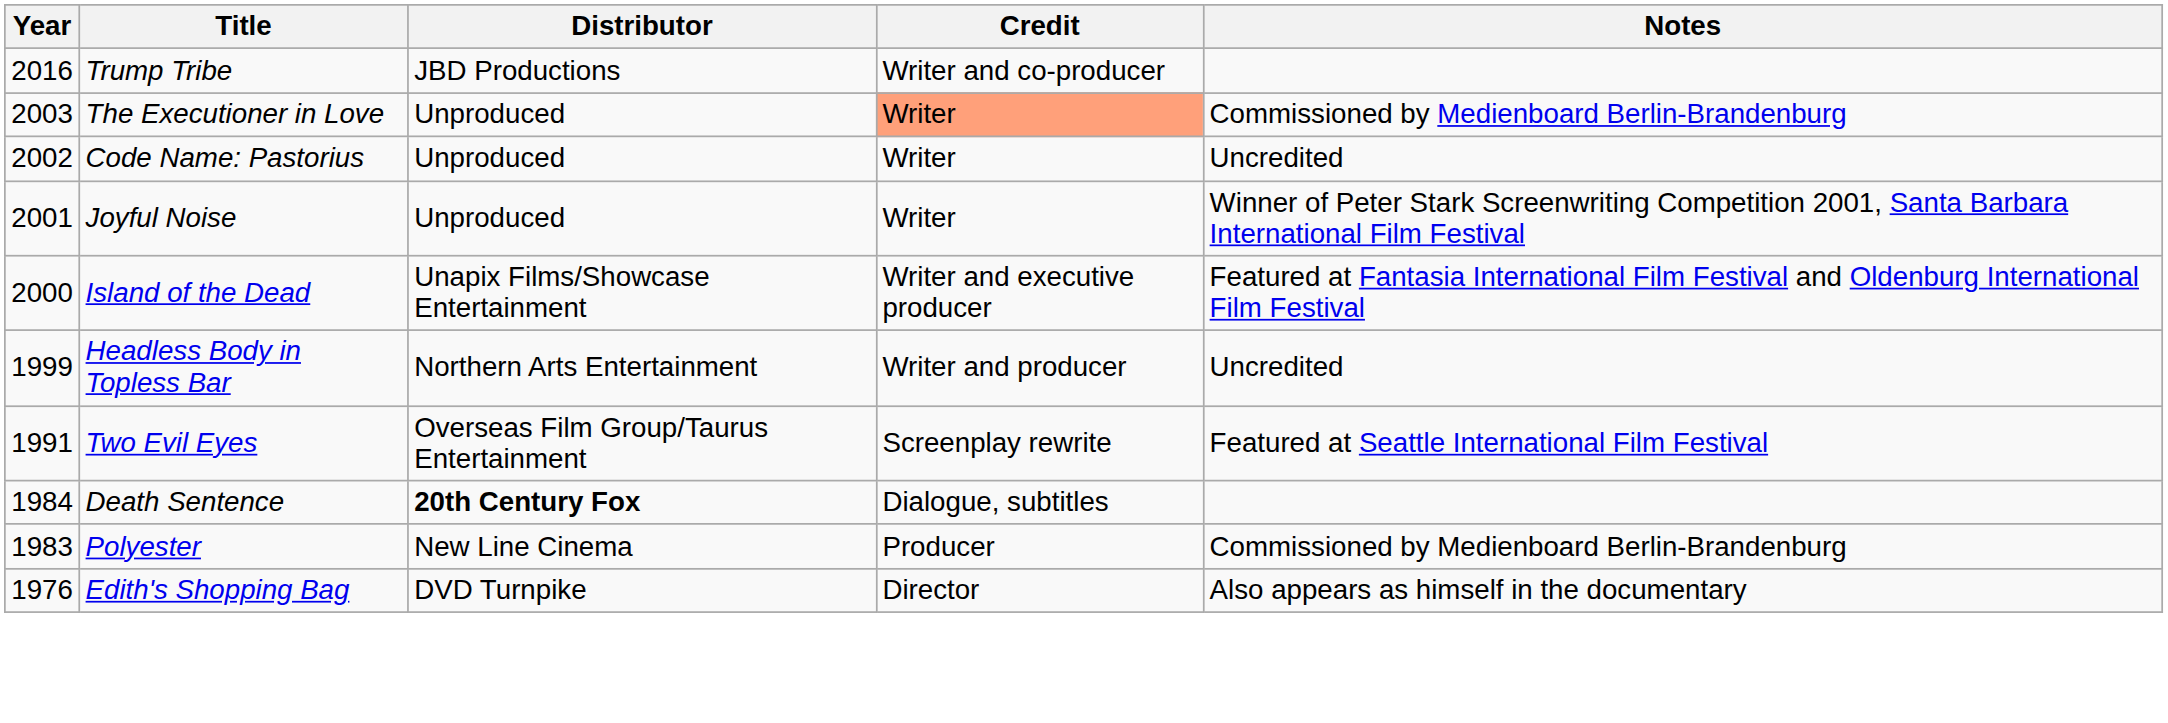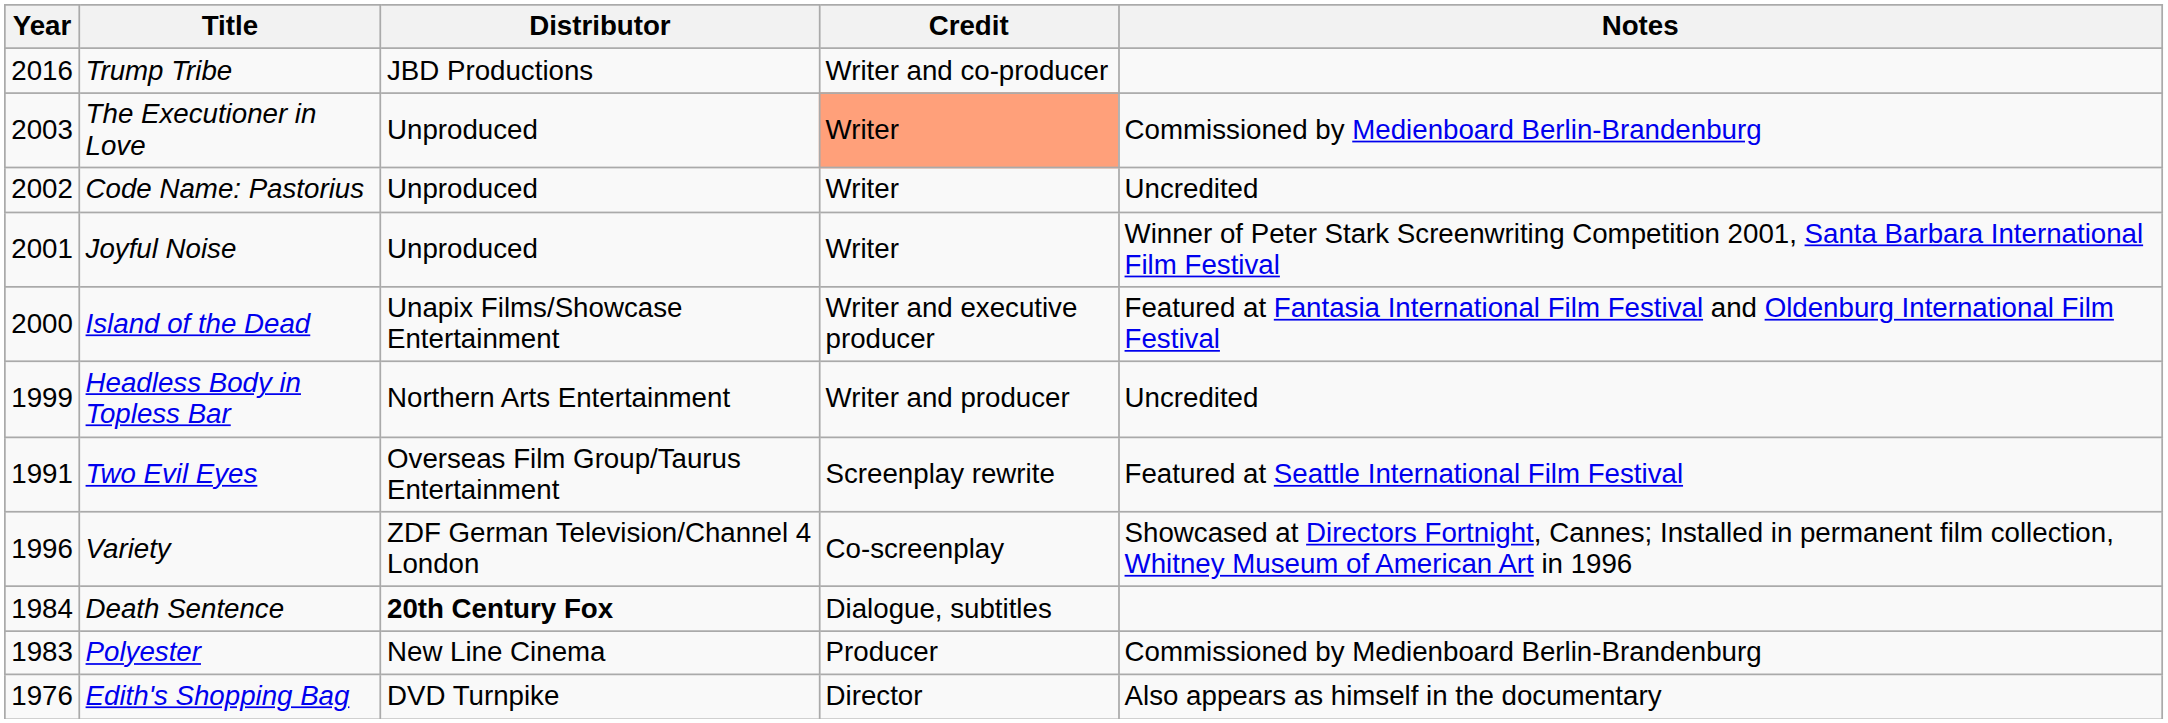+ row: (128, 548)
